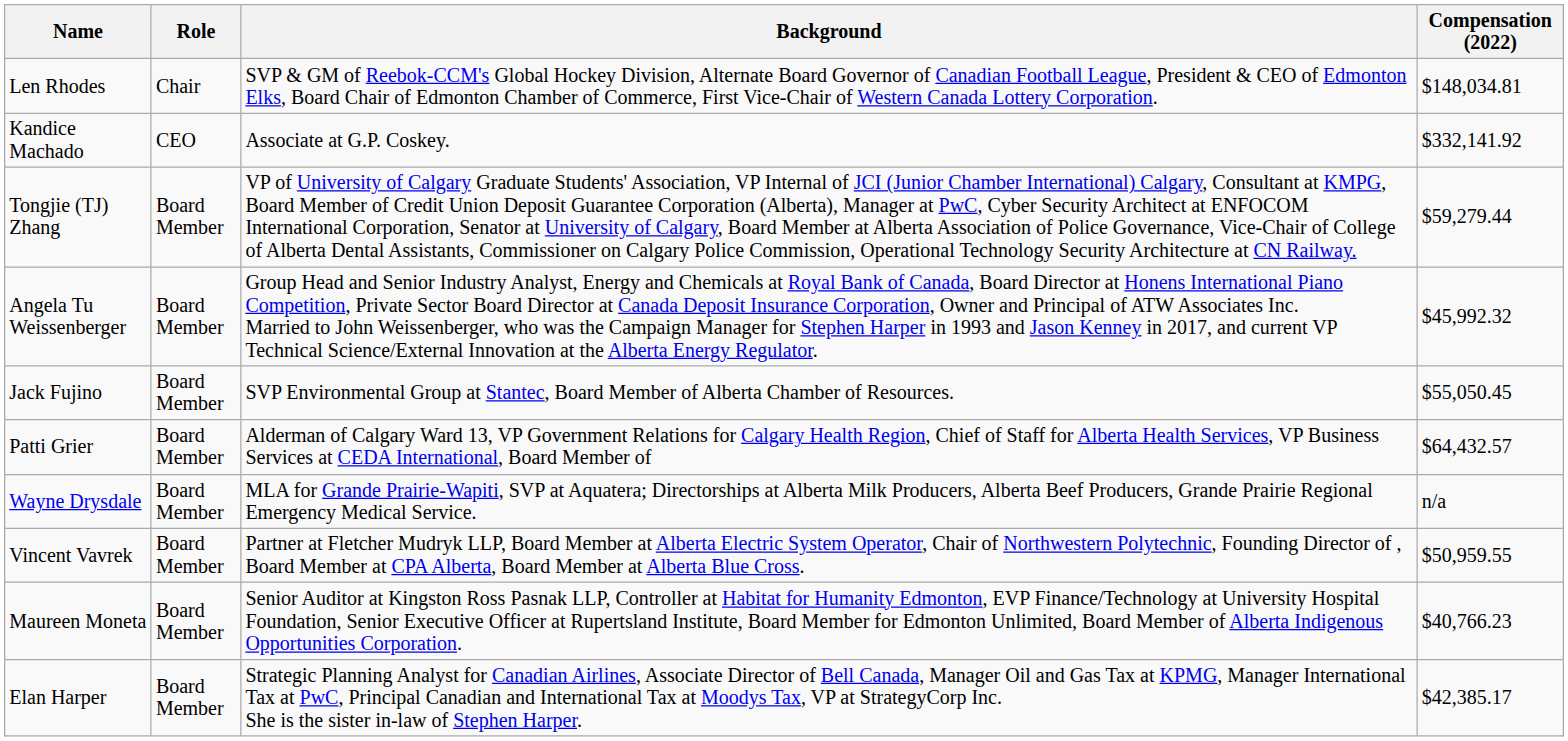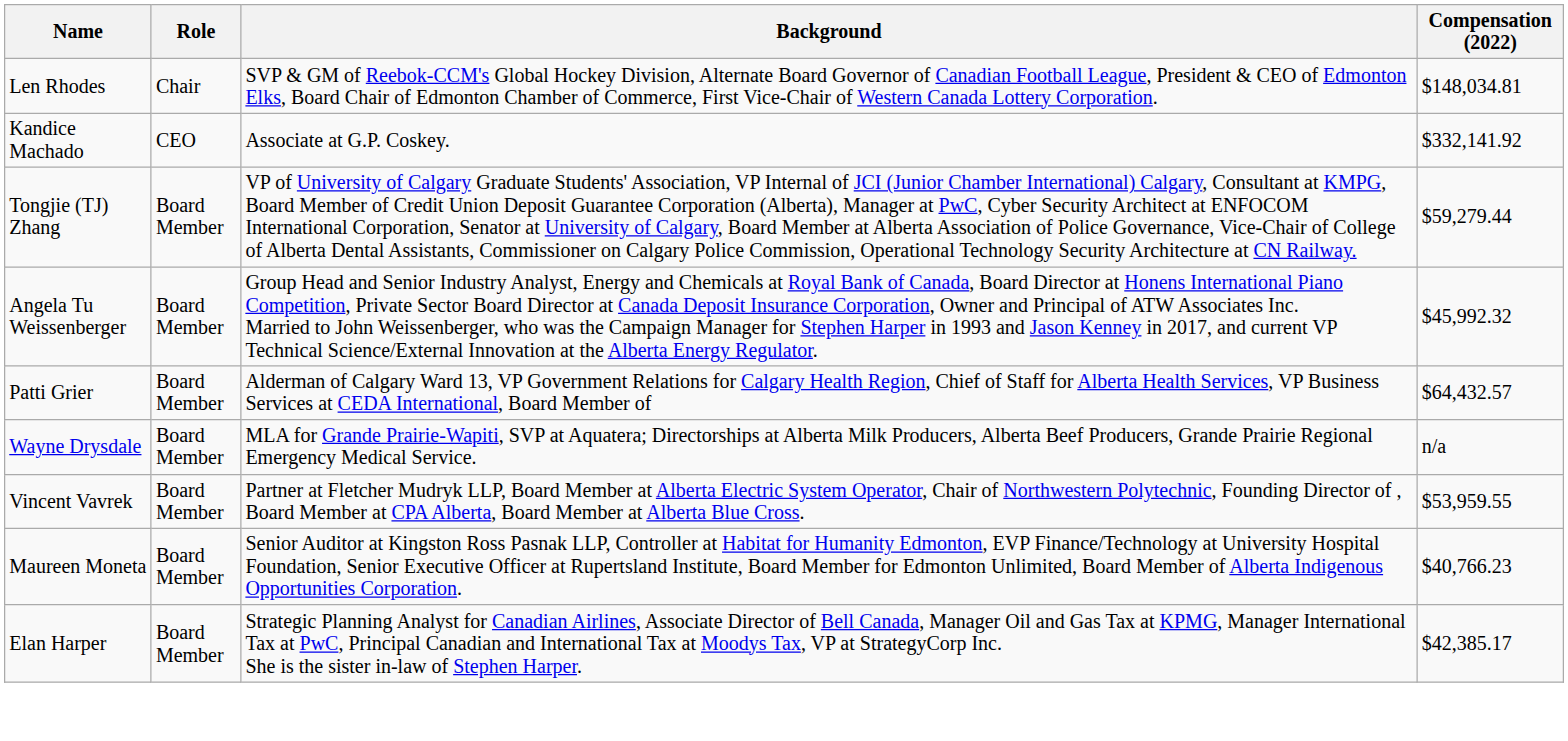- row: (56, 392)
(1467, 555) $50,959.55 -> (1467, 501) $53,959.55
